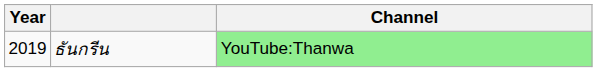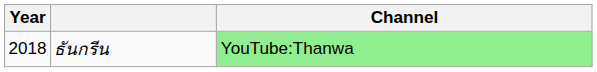(28, 48) 2019 -> (28, 48) 2018
